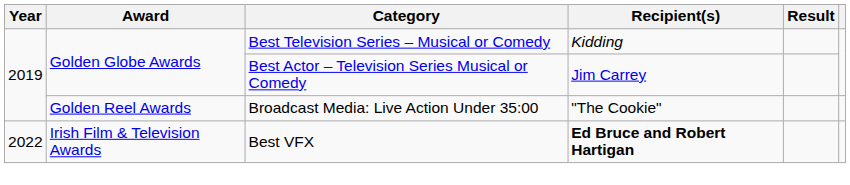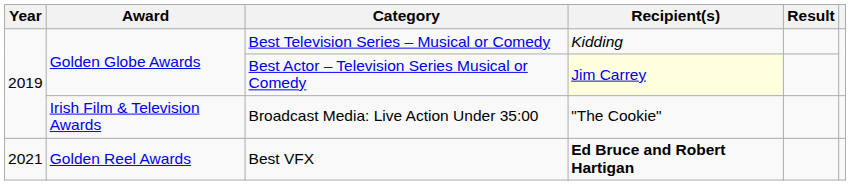(609, 74) no background -> (609, 74) lightyellow background
(120, 108) Golden Reel Awards -> (125, 116) Irish Film & Television Awards
(25, 141) 2022 -> (25, 158) 2021
(125, 141) Irish Film & Television Awards -> (120, 158) Golden Reel Awards
